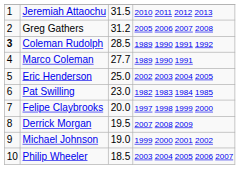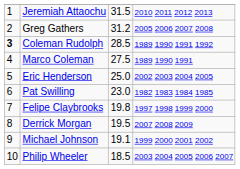(120, 60) 27.7 -> (120, 60) 27.5
(120, 108) 20.0 -> (120, 108) 19.8
(120, 140) 19.0 -> (120, 140) 19.1
